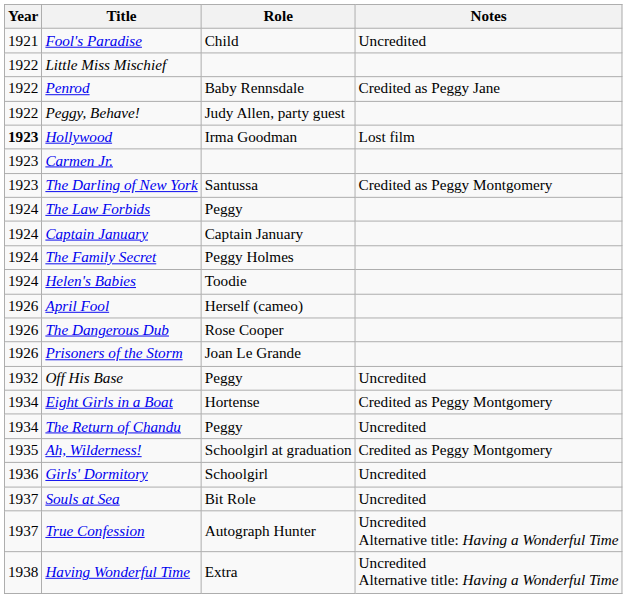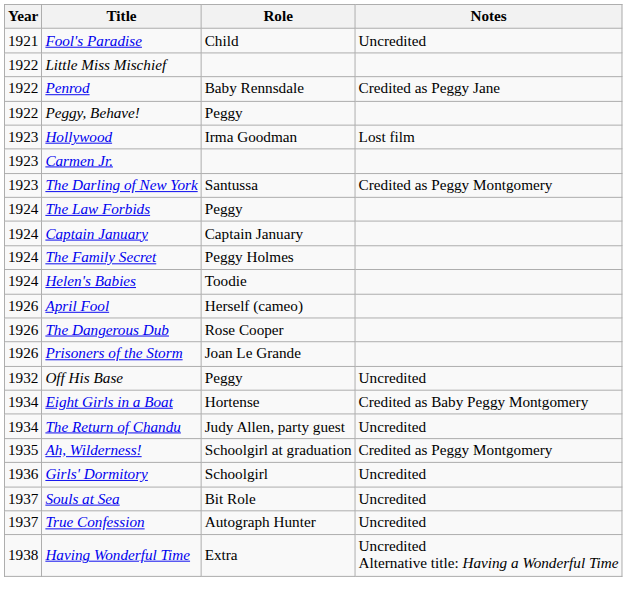(275, 112) Judy Allen, party guest -> (224, 112) Peggy
(23, 137) bold -> (23, 137) normal
(456, 402) Credited as Peggy Montgomery -> (473, 402) Credited as Baby Peggy Montgomery
(224, 426) Peggy -> (275, 426) Judy Allen, party guest
(489, 531) Uncredited Alternative title: Having a Wonderful Time -> (392, 522) Uncredited
